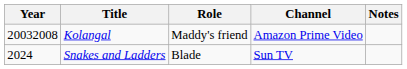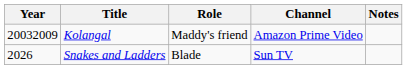(33, 34) 20032008 -> (33, 34) 20032009
(20, 54) 2024 -> (20, 54) 2026
